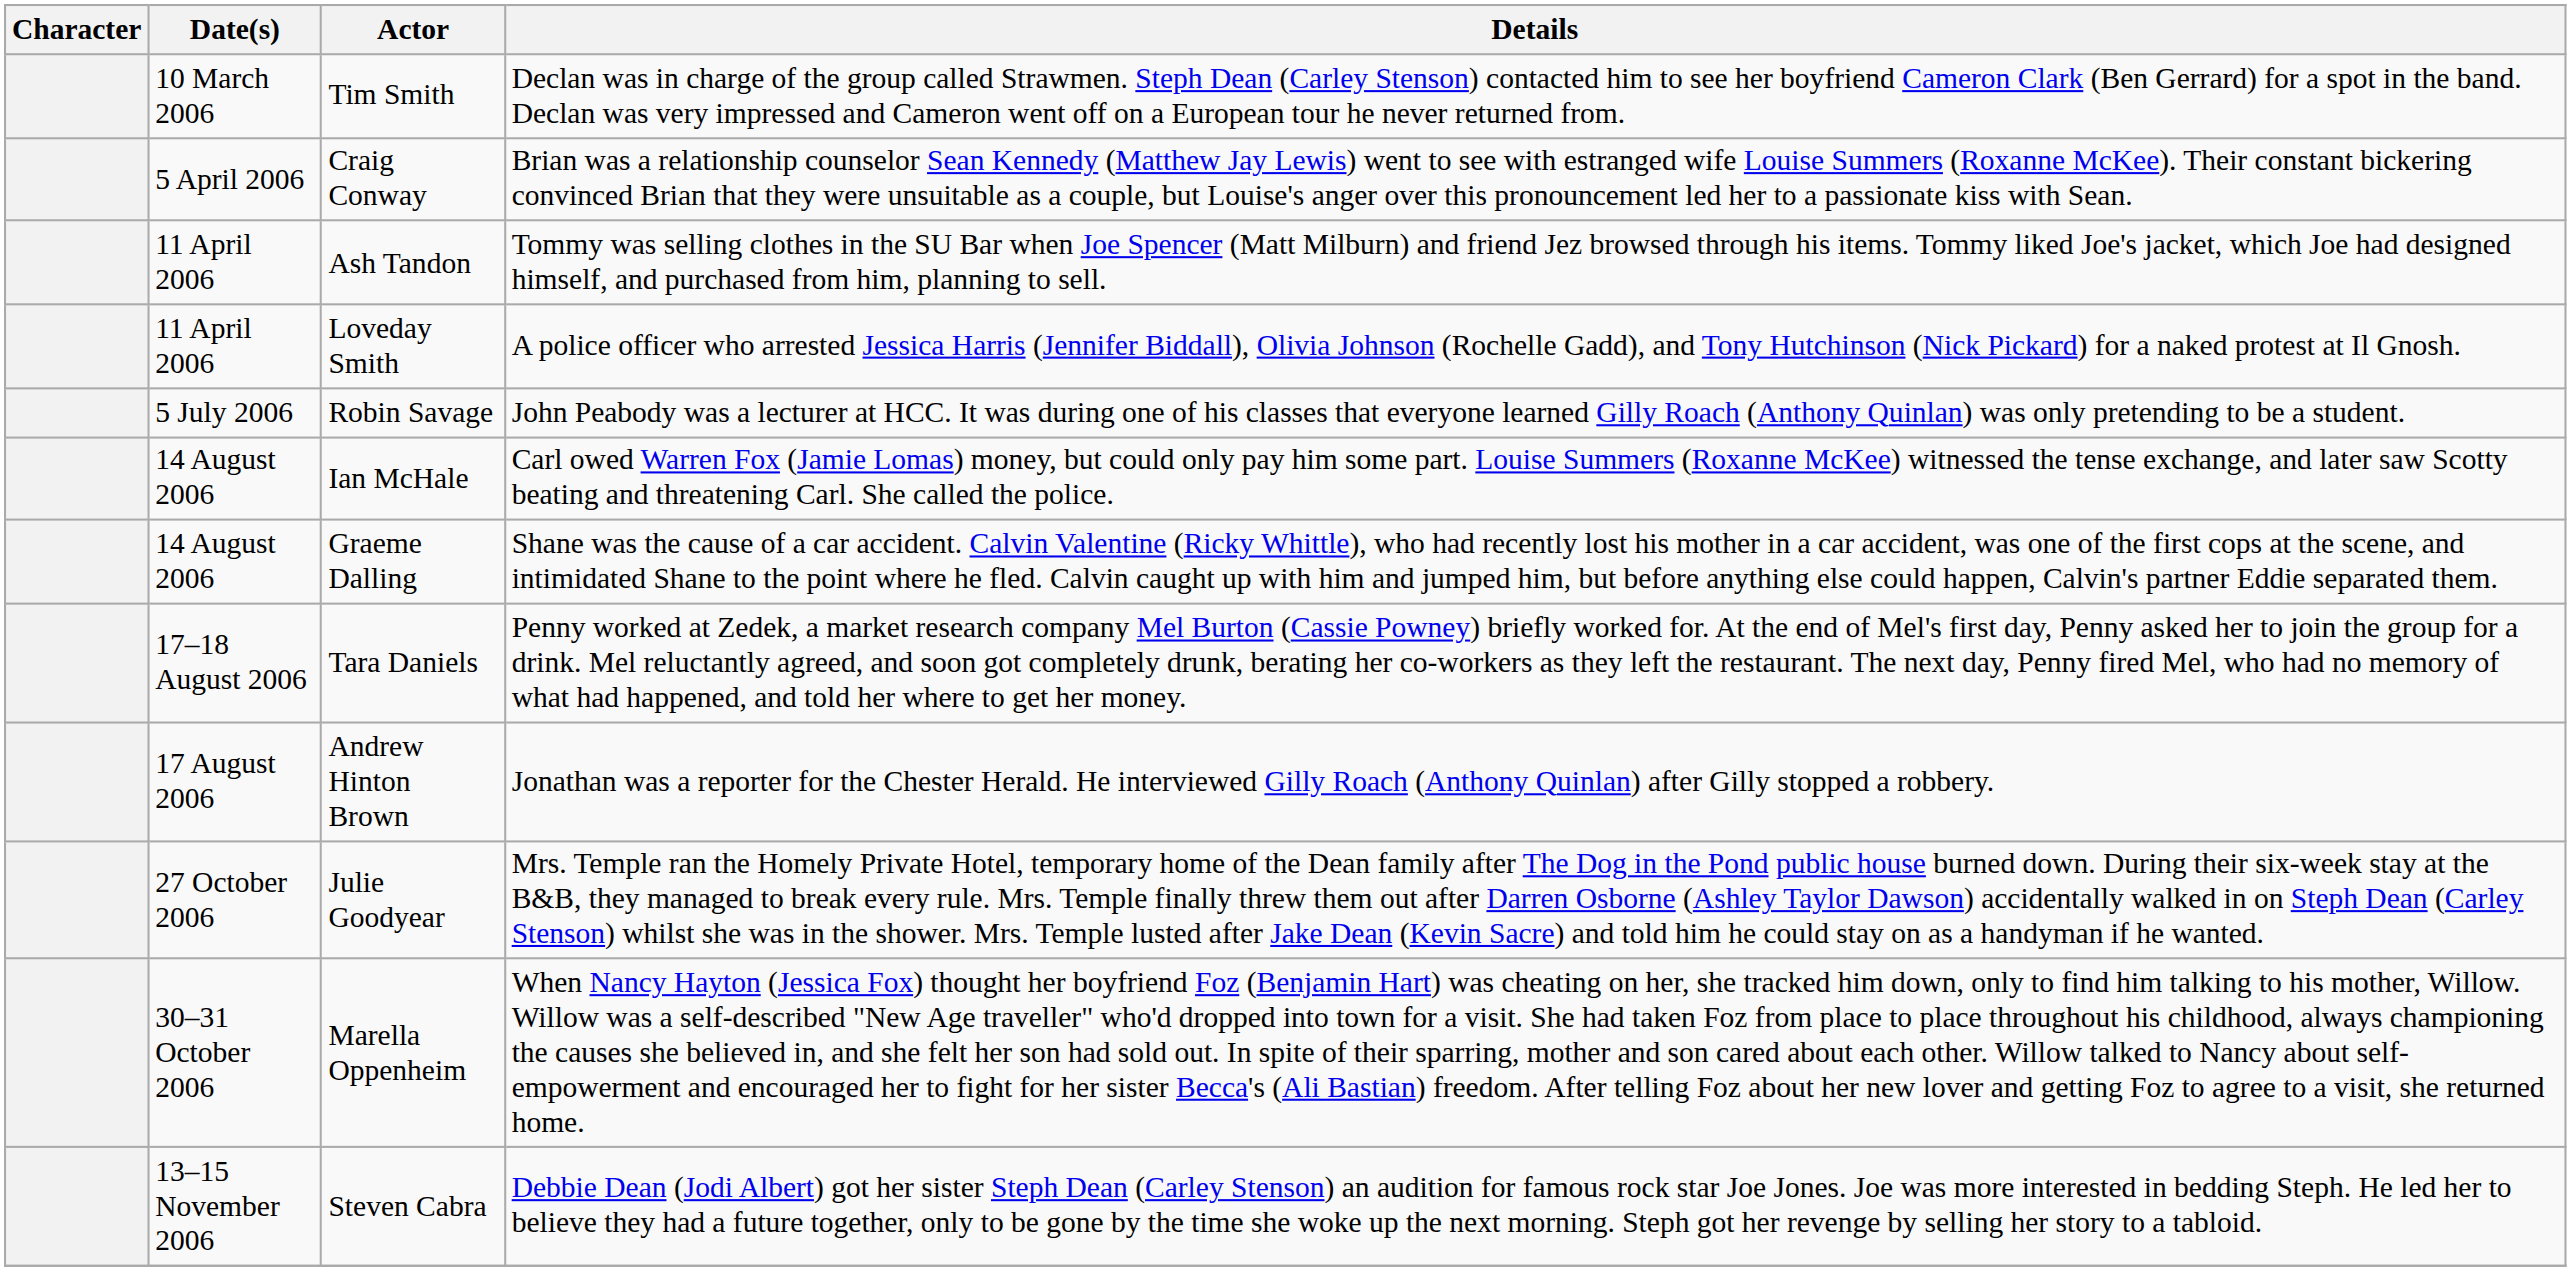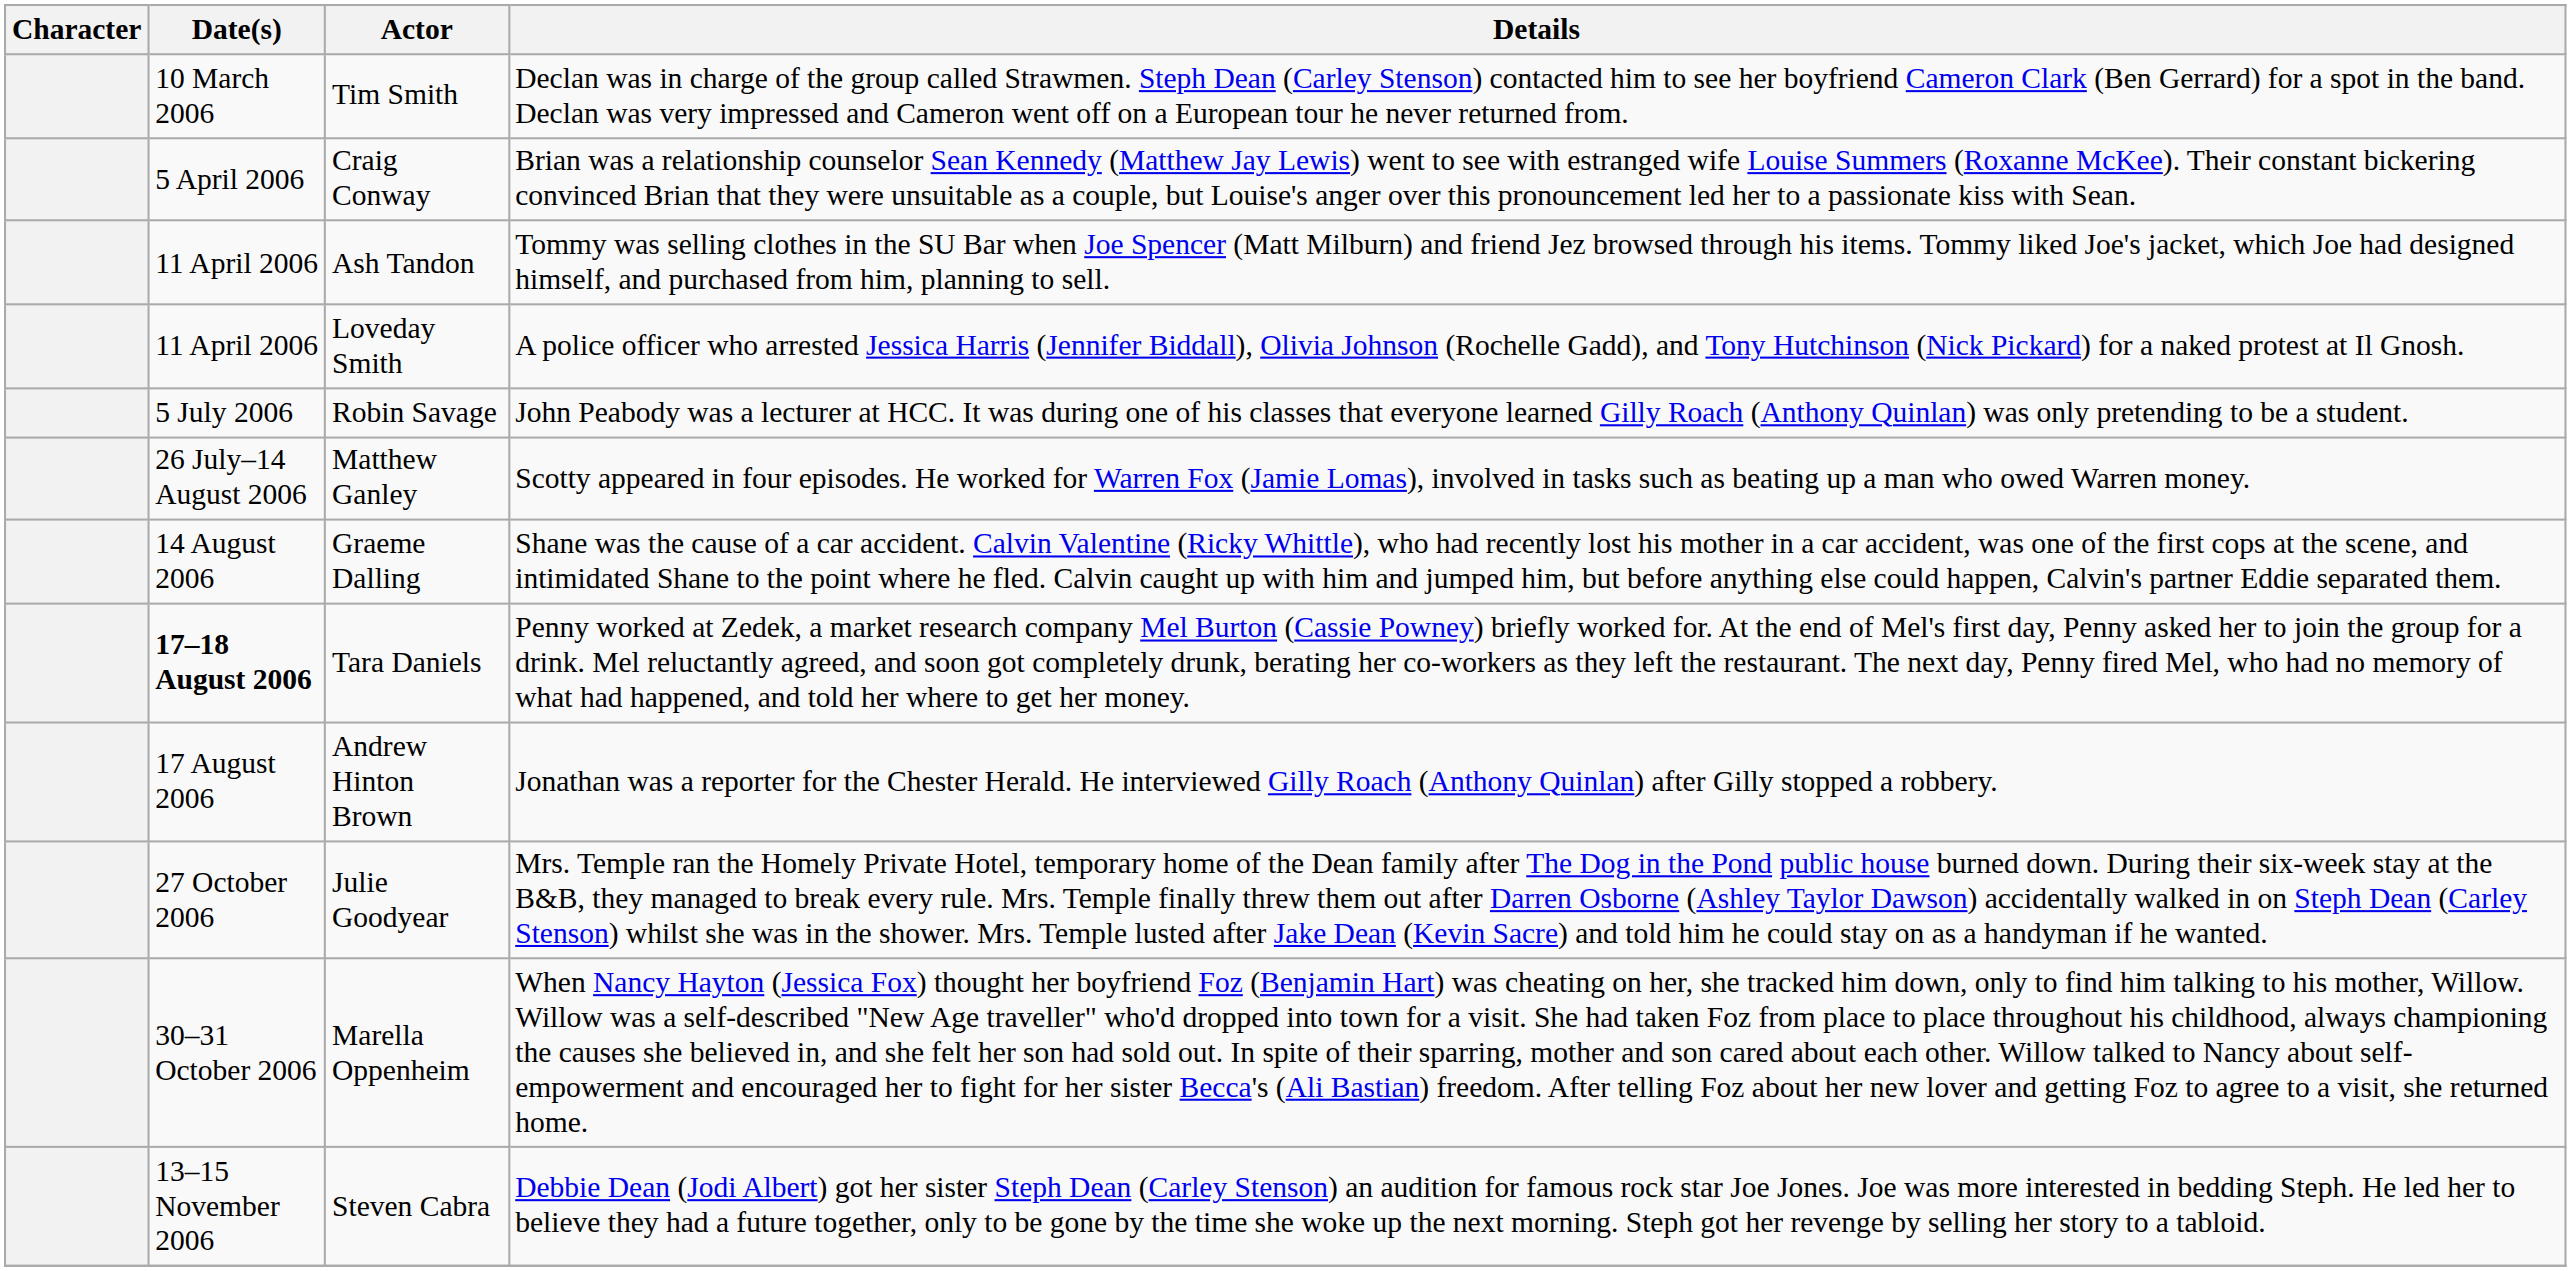+ row: (384, 478)
- row: (398, 478)
(231, 662) normal -> (234, 662) bold
